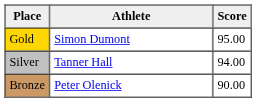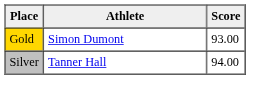(231, 39) 95.00 -> (225, 39) 93.00
- row: (27, 85)
